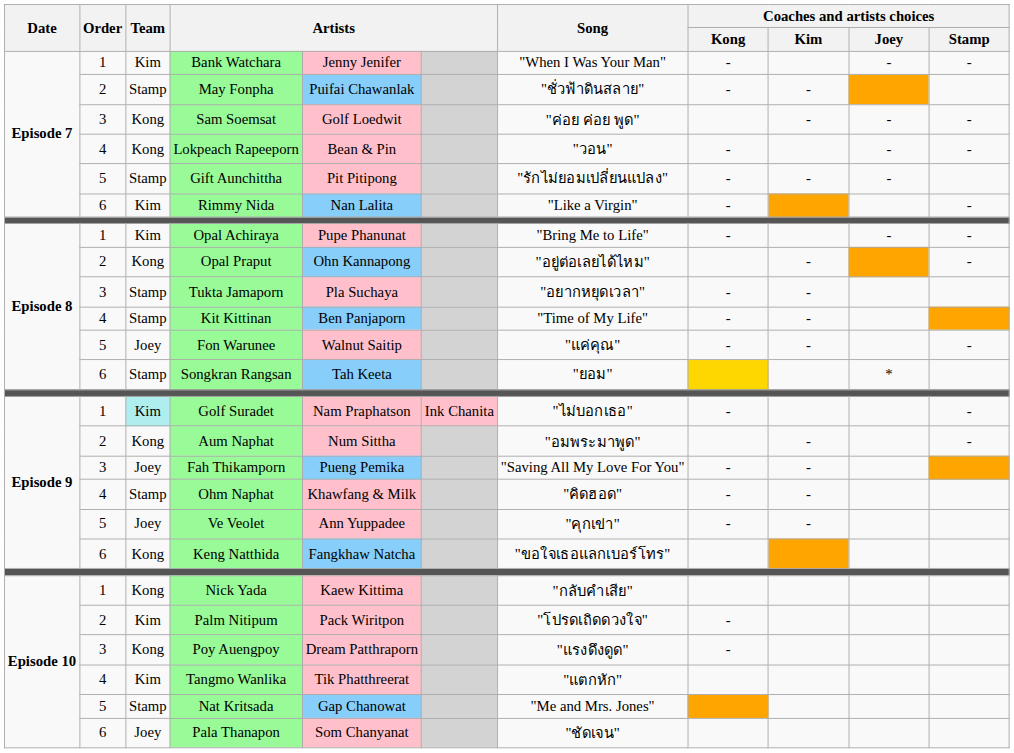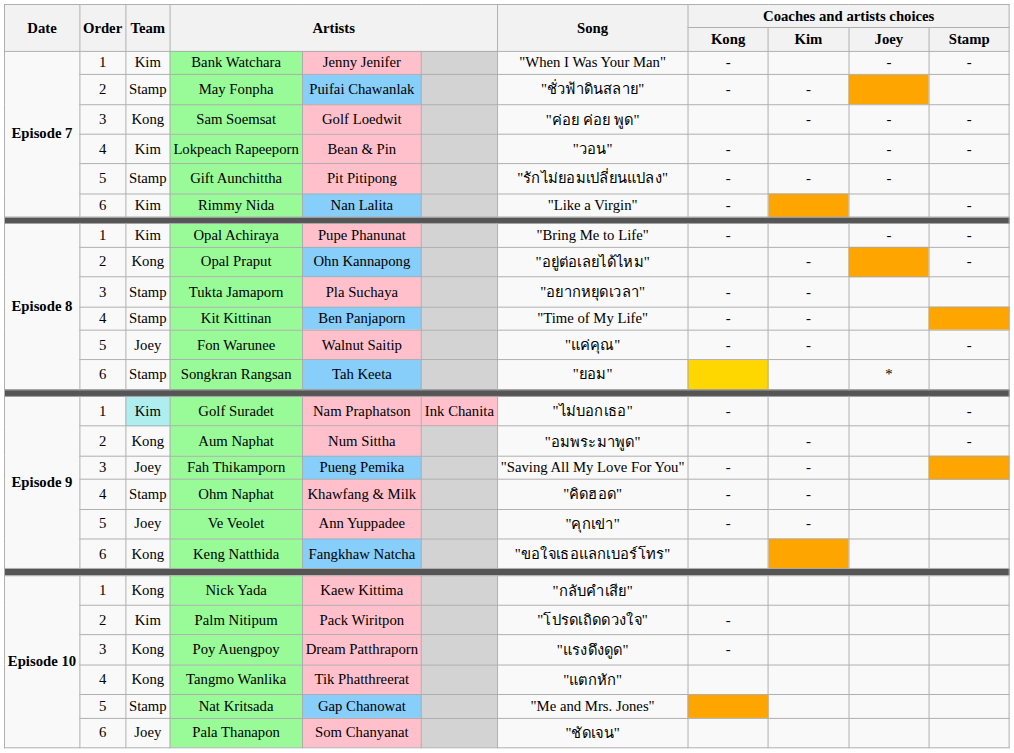(148, 148) Kong -> (148, 148) Kim
(148, 679) Kim -> (148, 679) Kong
